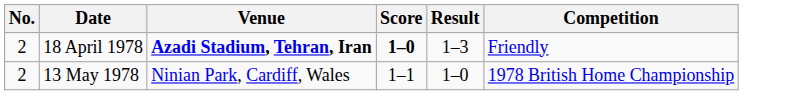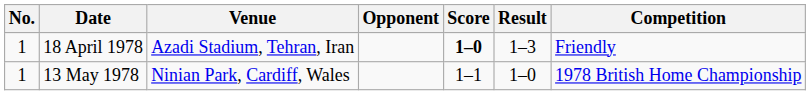+ column: (401, 18)
(22, 47) 2 -> (22, 47) 1
(261, 47) bold -> (253, 47) normal
(22, 75) 2 -> (22, 75) 1
